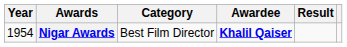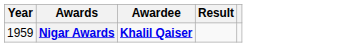- column: (167, 13)
(20, 32) 1954 -> (20, 32) 1959
